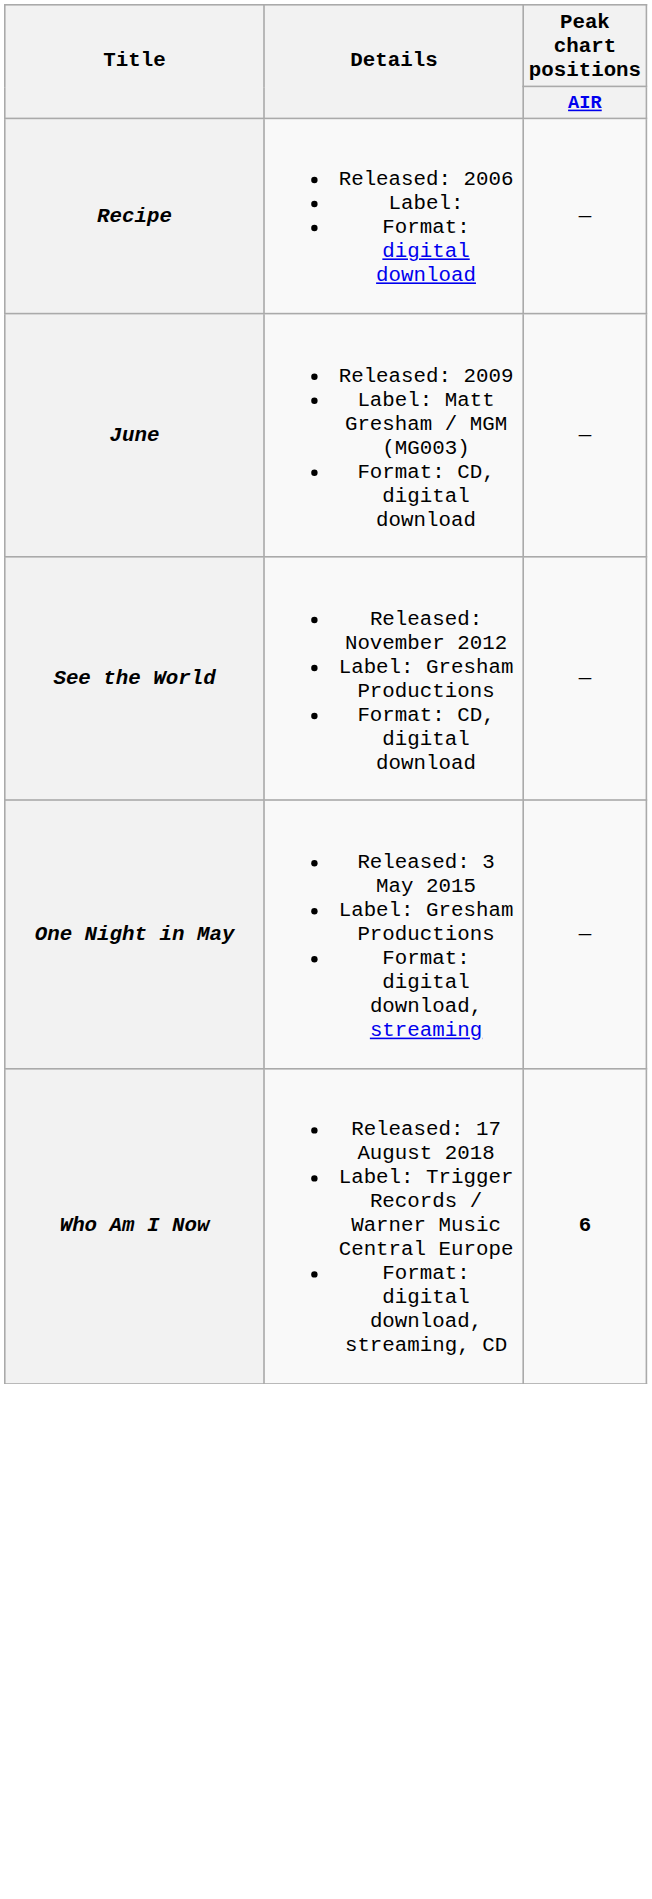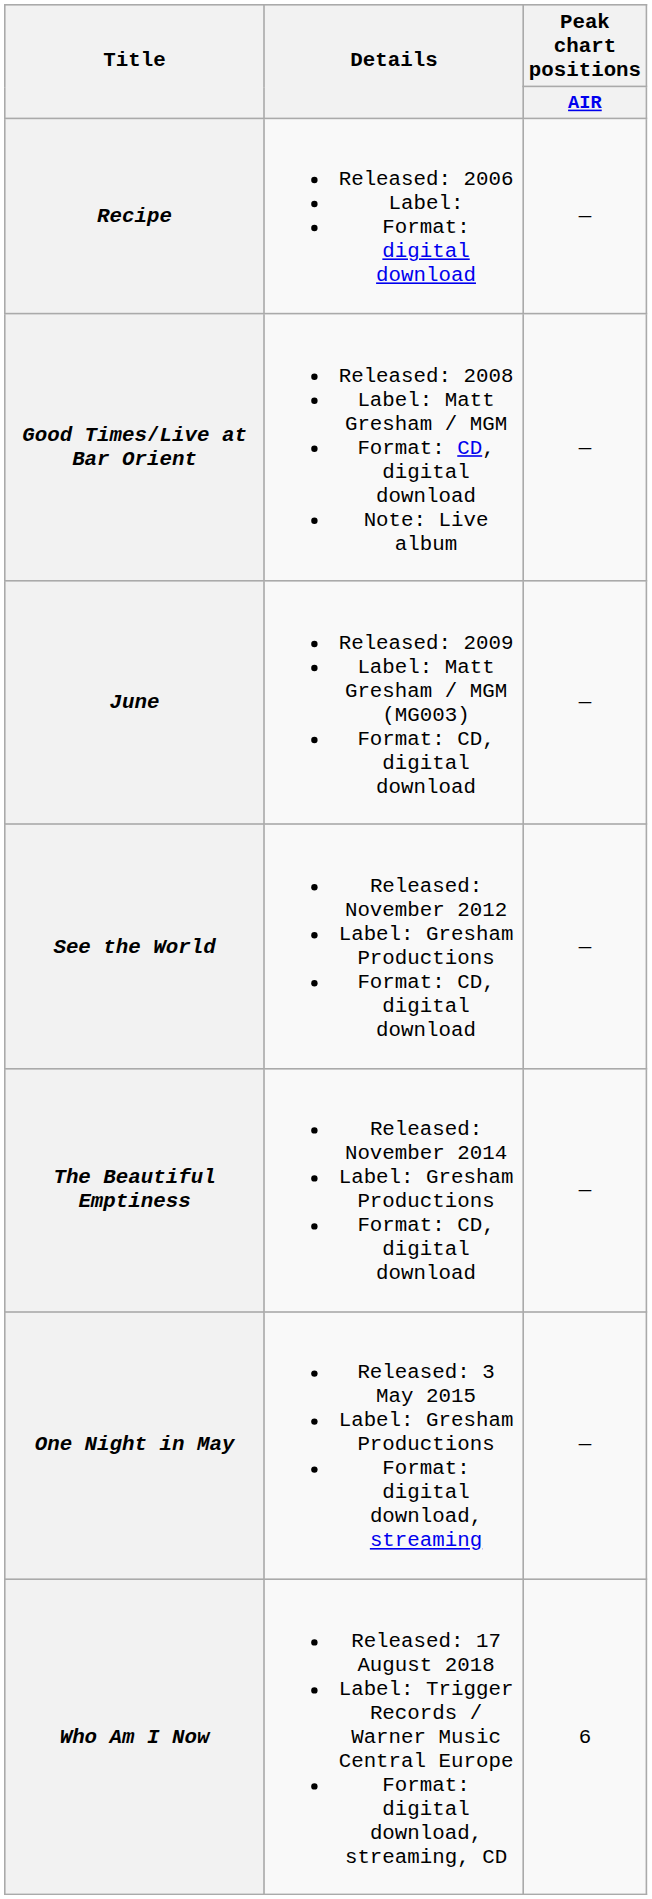+ row: (135, 447)
+ row: (135, 1190)
(585, 1226) bold -> (585, 1737) normal
